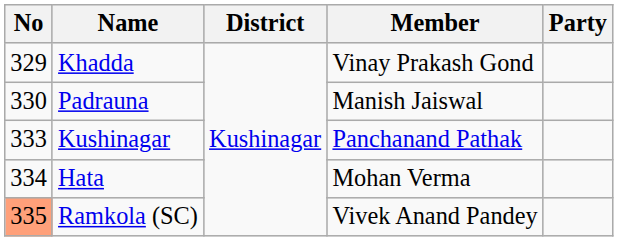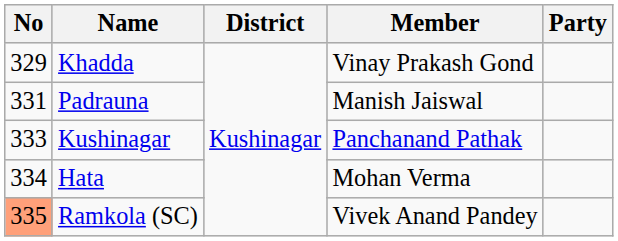(29, 100) 330 -> (29, 100) 331
